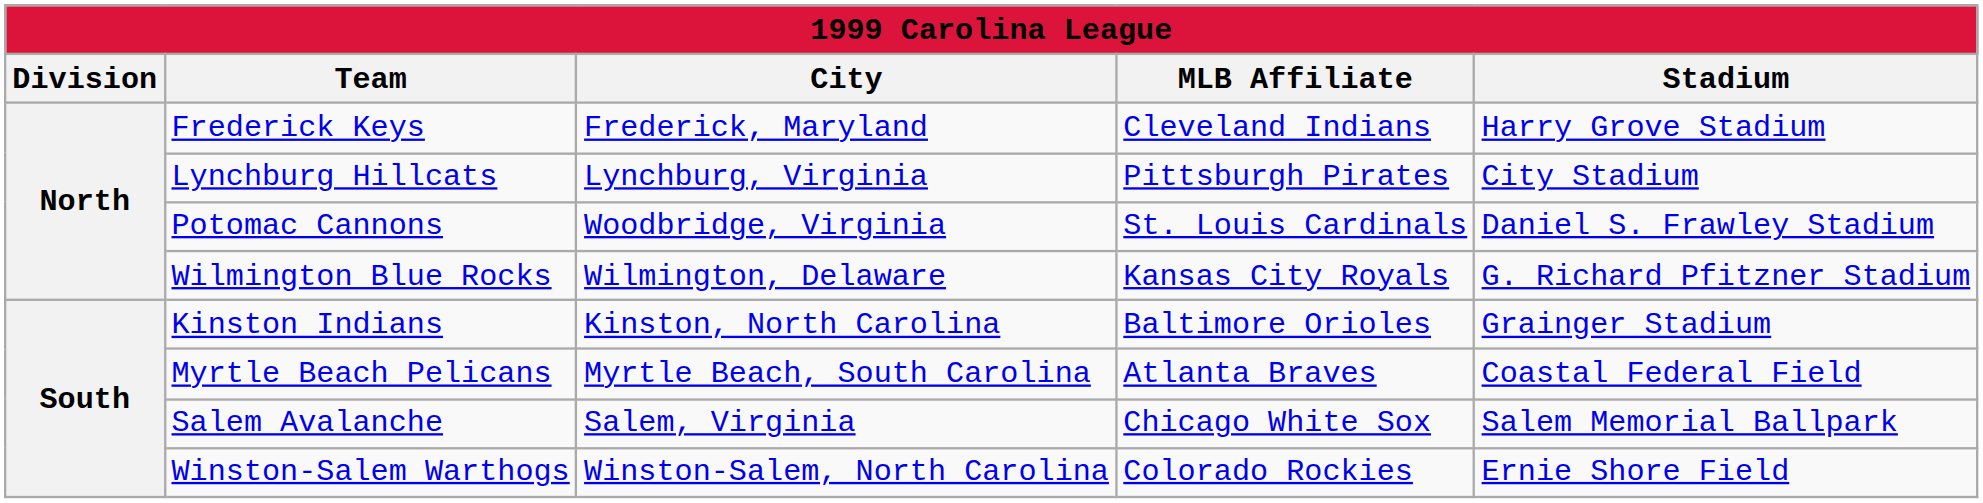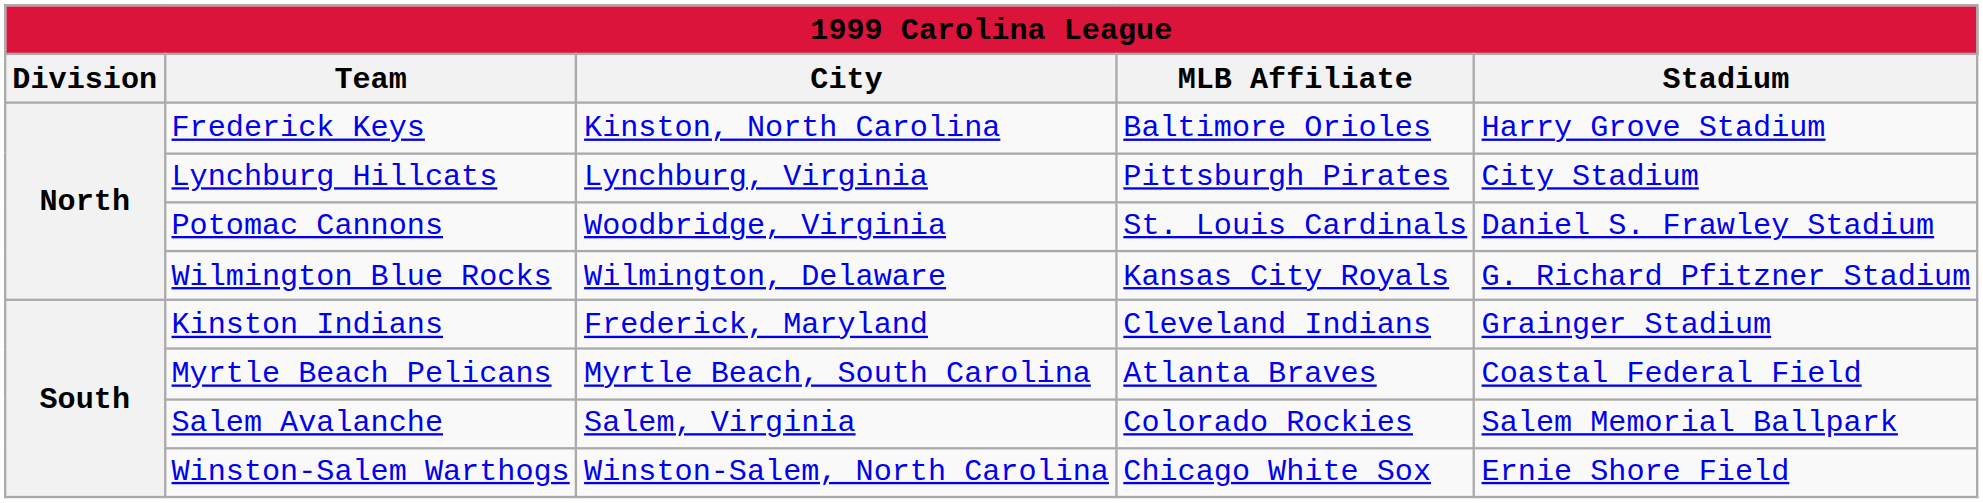(756, 128) Frederick, Maryland -> (792, 128) Kinston, North Carolina
(1277, 128) Cleveland Indians -> (1277, 128) Baltimore Orioles
(792, 325) Kinston, North Carolina -> (756, 325) Frederick, Maryland
(1277, 325) Baltimore Orioles -> (1277, 325) Cleveland Indians
(1277, 423) Chicago White Sox -> (1268, 423) Colorado Rockies
(1268, 472) Colorado Rockies -> (1277, 472) Chicago White Sox
